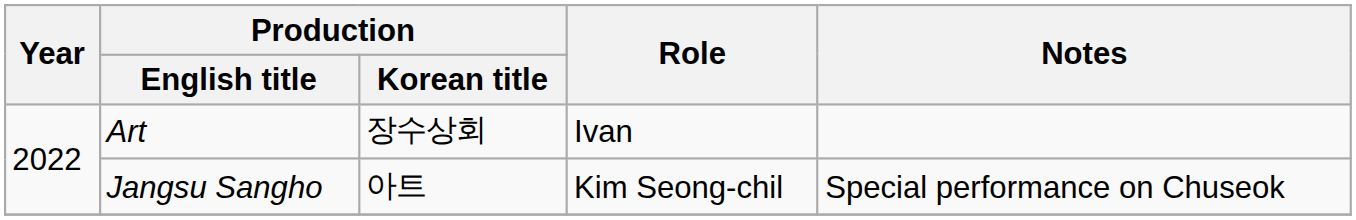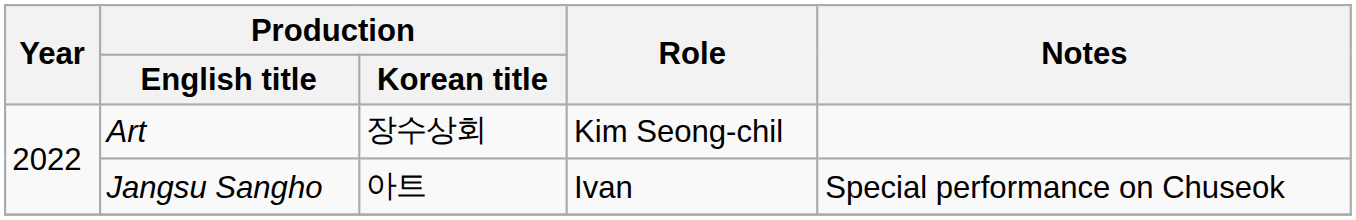(603, 131) Ivan -> (679, 131) Kim Seong-chil
(679, 187) Kim Seong-chil -> (603, 187) Ivan
